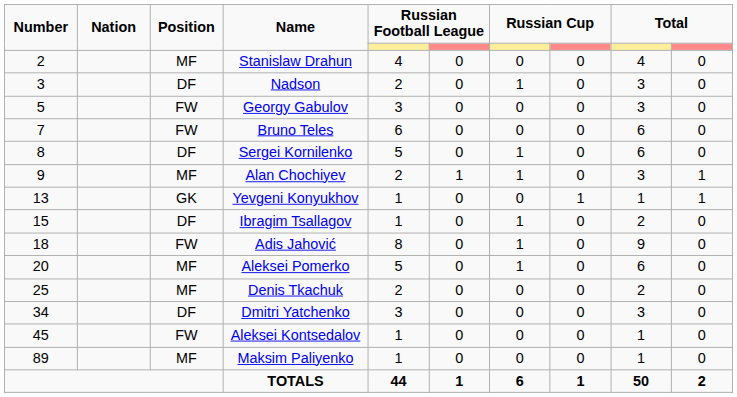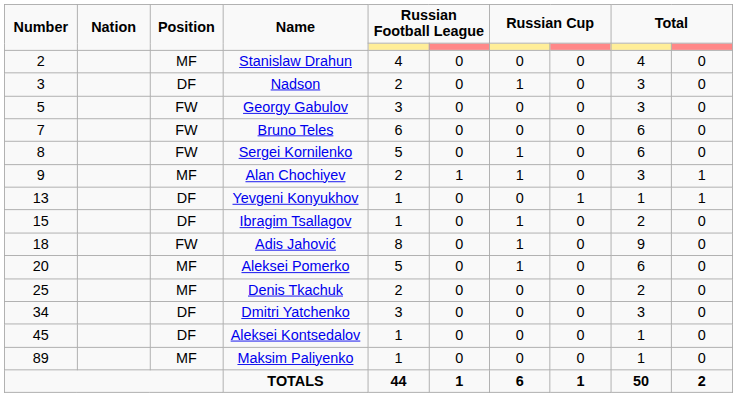(186, 152) DF -> (186, 152) FW
(186, 198) GK -> (186, 198) DF
(186, 335) FW -> (186, 335) DF
